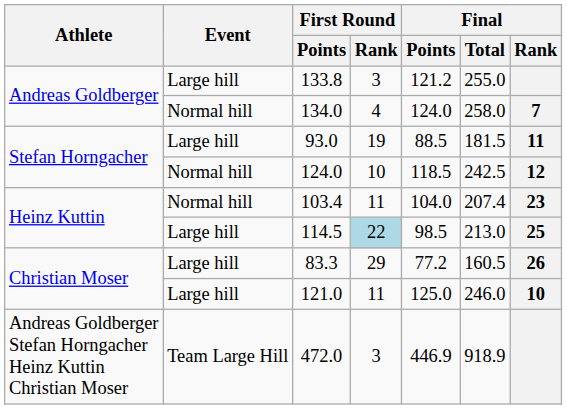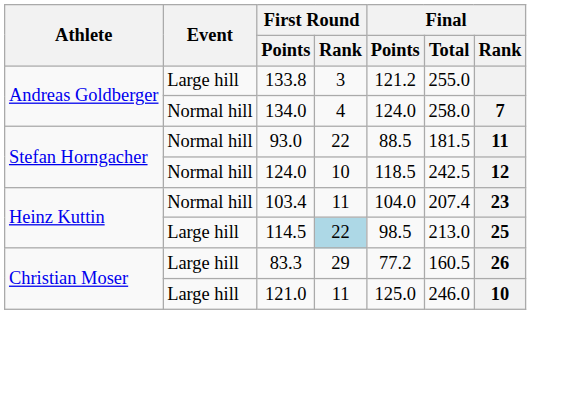(203, 141) Large hill -> (210, 141) Normal hill
(376, 141) 19 -> (341, 141) 22
- row: (321, 356)
